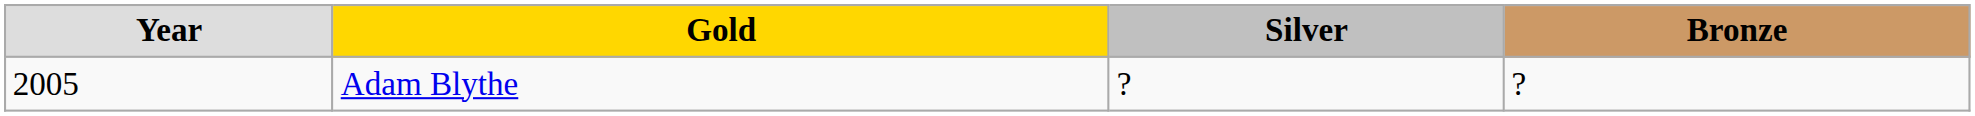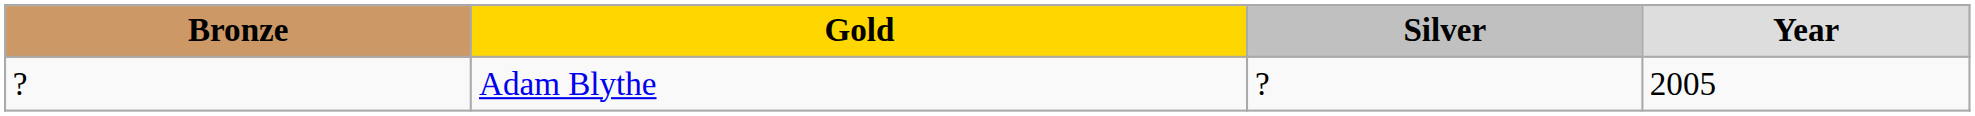columns swapped: (169, 30) <-> (1737, 30)
